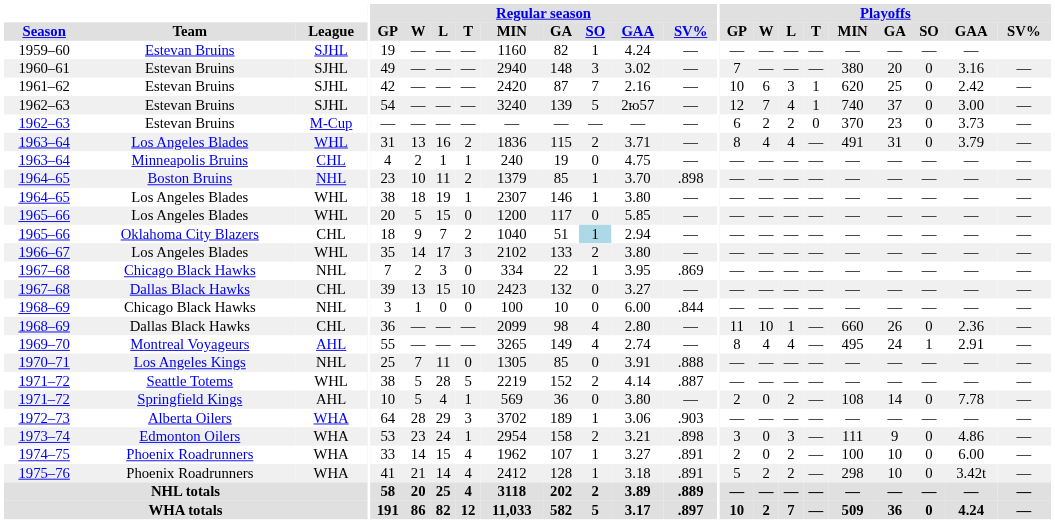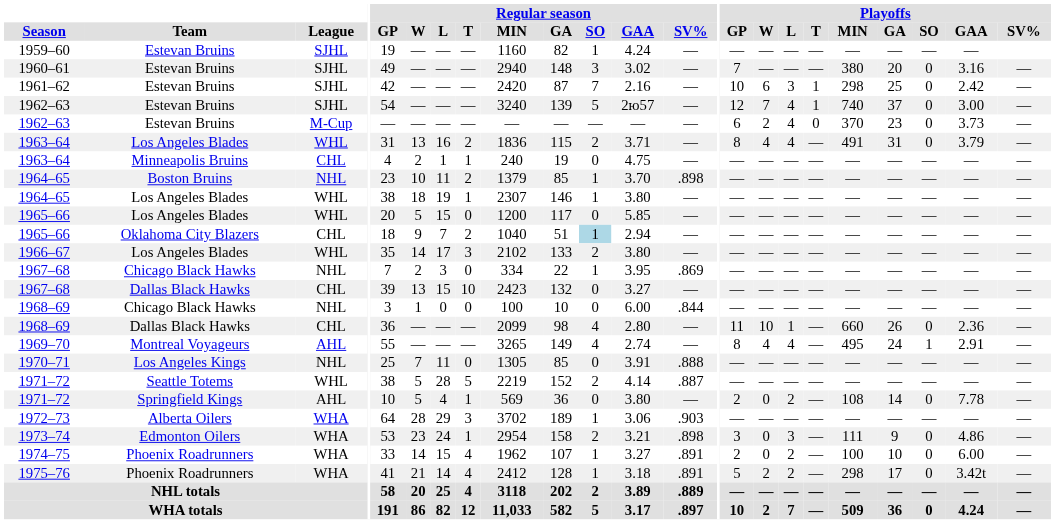(853, 86) 620 -> (853, 86) 298
(791, 123) 2 -> (791, 123) 4
(895, 473) 10 -> (895, 473) 17
